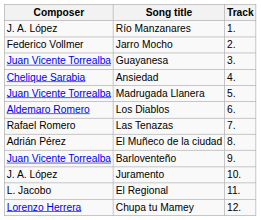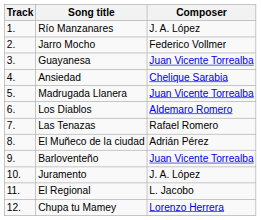columns swapped: (240, 12) <-> (59, 12)
